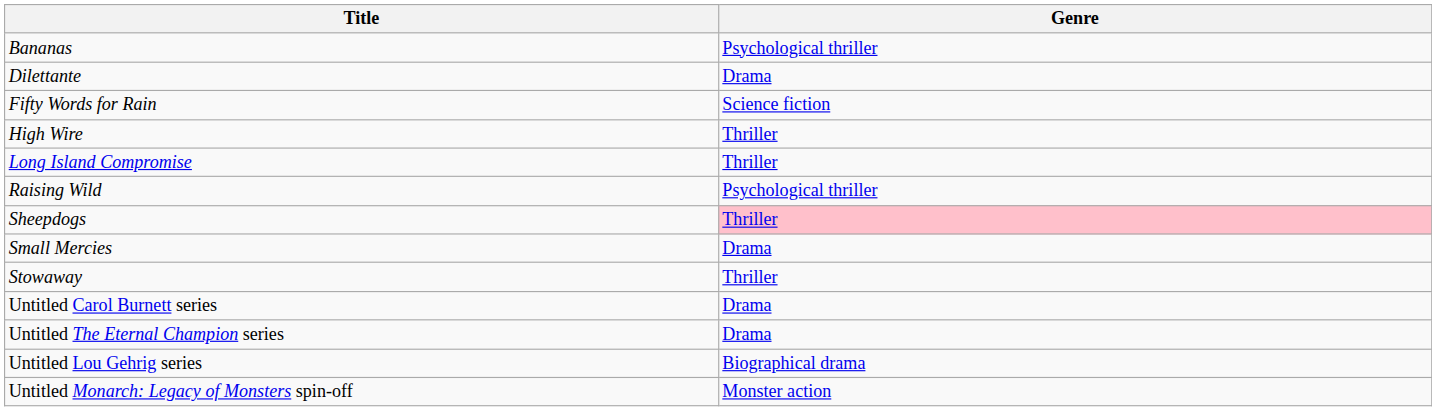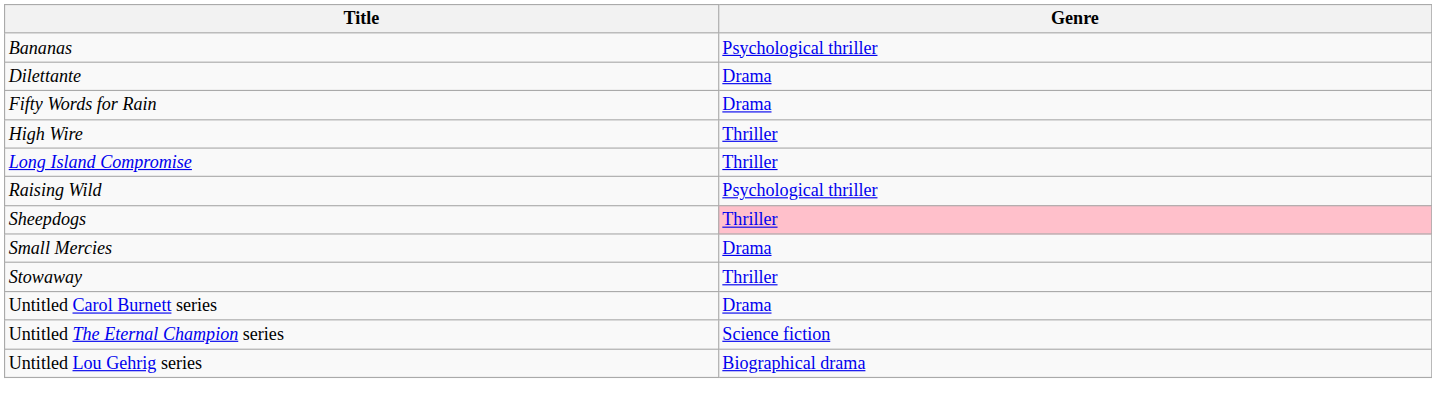(776, 104) Science fiction -> (747, 104) Drama
(747, 334) Drama -> (776, 334) Science fiction
- row: (181, 391)
